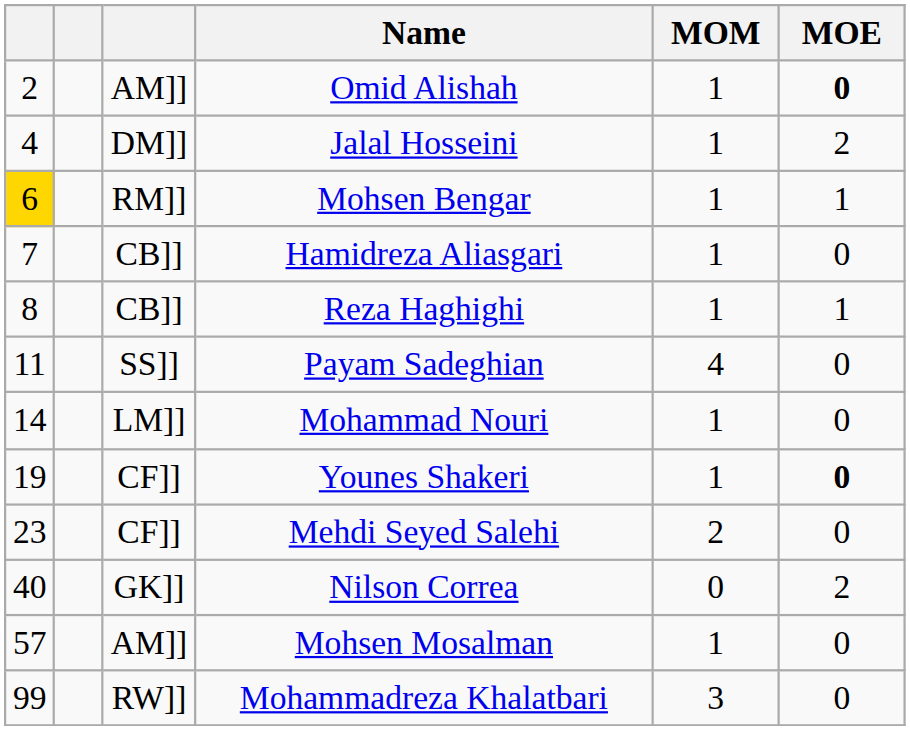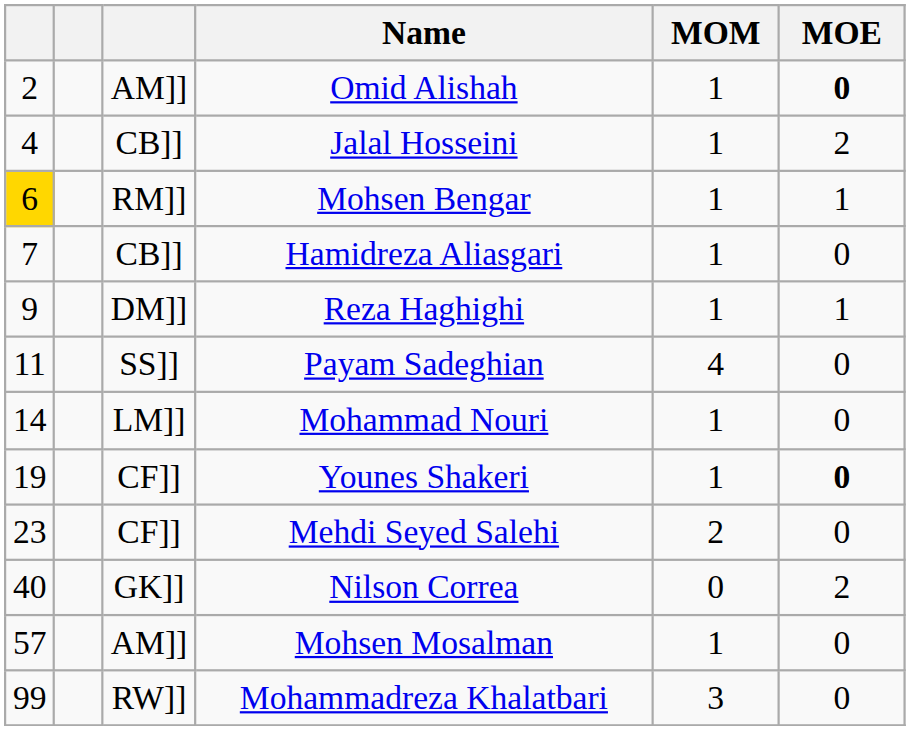(149, 143) DM]] -> (149, 143) CB]]
(30, 309) 8 -> (30, 309) 9
(149, 309) CB]] -> (149, 309) DM]]
